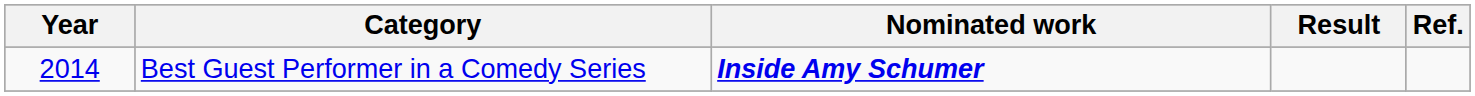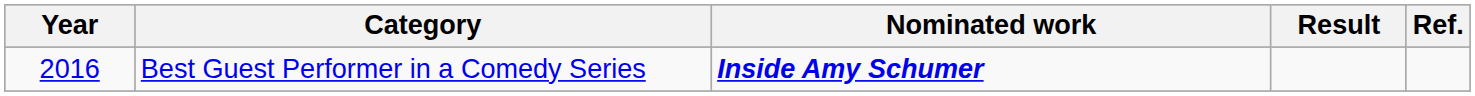(70, 68) 2014 -> (70, 68) 2016
